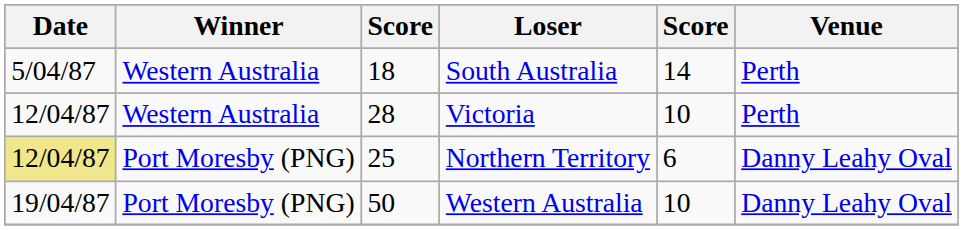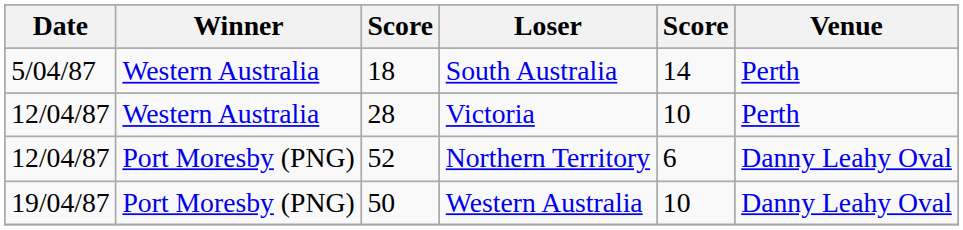(60, 158) khaki background -> (60, 158) no background
(381, 158) 25 -> (381, 158) 52
